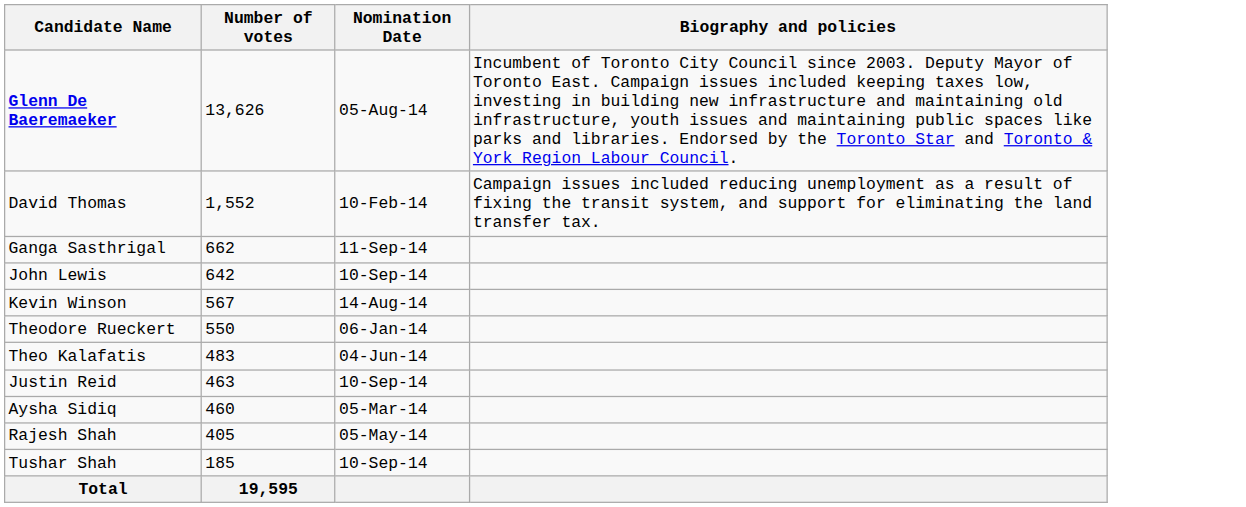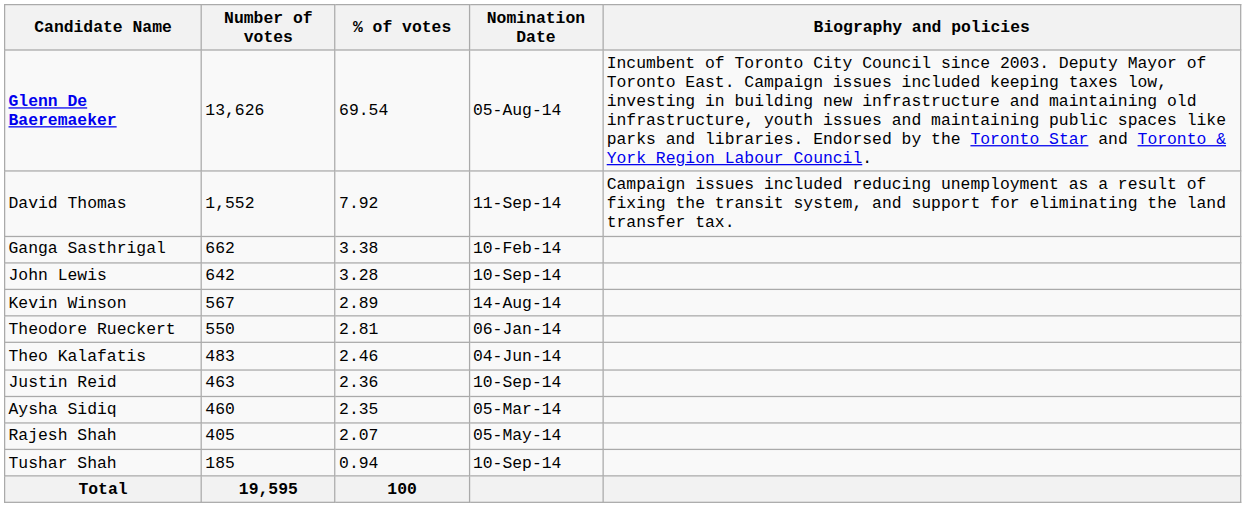+ column: (402, 27)
(383, 204) 10-Feb-14 -> (517, 204) 11-Sep-14
(383, 249) 11-Sep-14 -> (517, 249) 10-Feb-14
